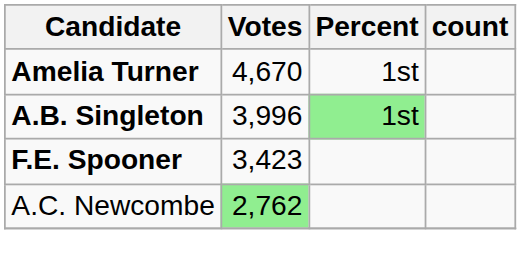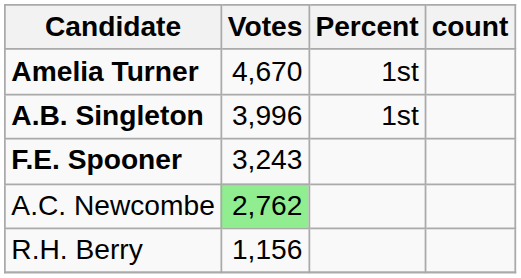(400, 116) lightgreen background -> (400, 116) no background
(267, 160) 3,423 -> (267, 160) 3,243
+ row: (77, 250)
